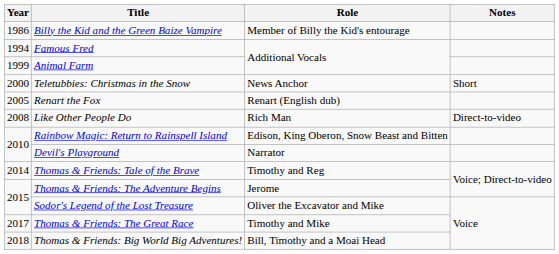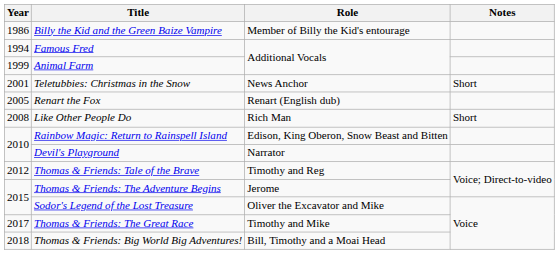(18, 83) 2000 -> (18, 83) 2001
(487, 118) Direct-to-video -> (465, 118) Short
(18, 170) 2014 -> (18, 170) 2012
